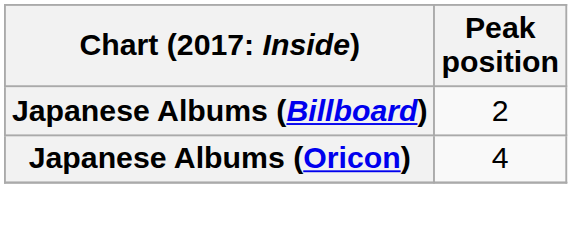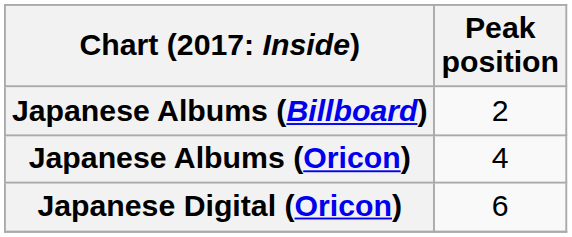+ row: (220, 206)
